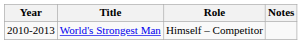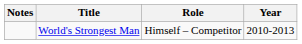columns swapped: (31, 13) <-> (281, 13)
